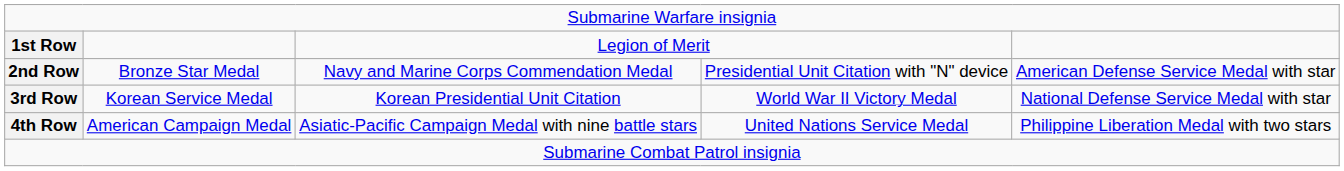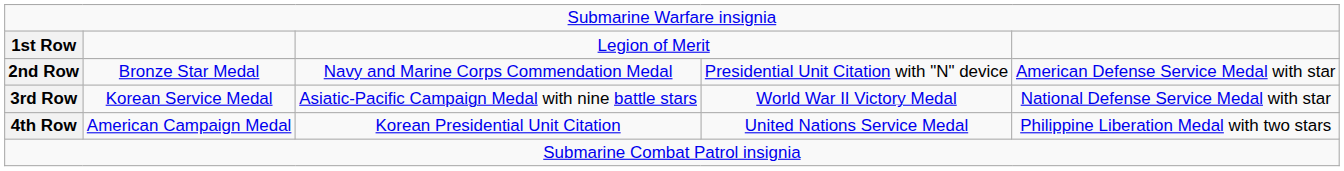(498, 98) Korean Presidential Unit Citation -> (498, 98) Asiatic-Pacific Campaign Medal with nine battle stars
(498, 125) Asiatic-Pacific Campaign Medal with nine battle stars -> (498, 125) Korean Presidential Unit Citation
